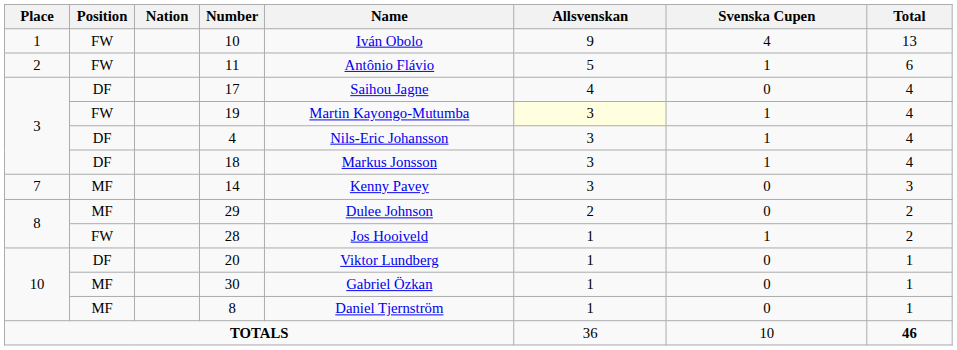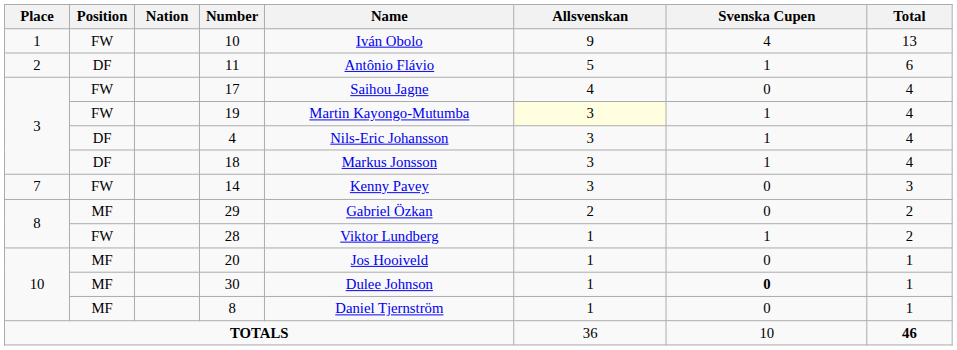(102, 65) FW -> (102, 65) DF
(102, 89) DF -> (102, 89) FW
(102, 187) MF -> (102, 187) FW
(389, 211) Dulee Johnson -> (389, 211) Gabriel Özkan
(389, 235) Jos Hooiveld -> (389, 235) Viktor Lundberg
(102, 259) DF -> (102, 259) MF
(389, 259) Viktor Lundberg -> (389, 259) Jos Hooiveld
(389, 284) Gabriel Özkan -> (389, 284) Dulee Johnson
(767, 284) normal -> (767, 284) bold
